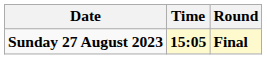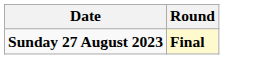- column: (188, 16)
